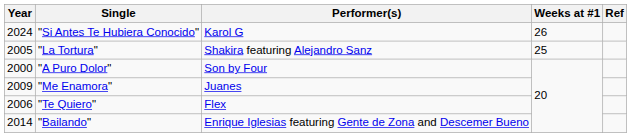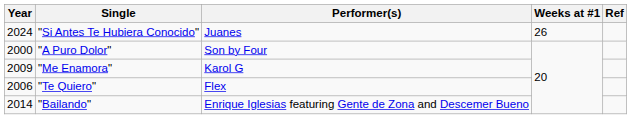(224, 31) Karol G -> (223, 31) Juanes
- row: (68, 50)
(223, 86) Juanes -> (224, 68) Karol G
